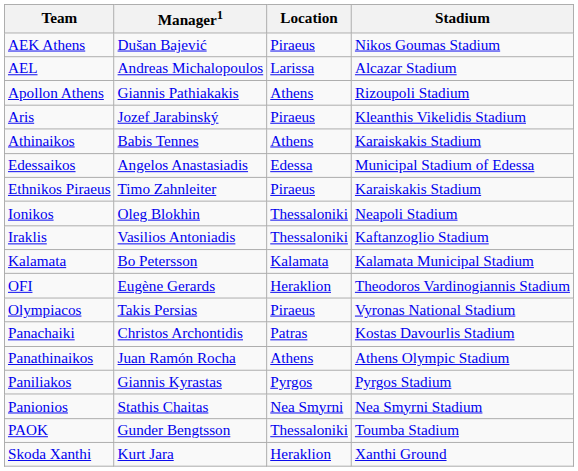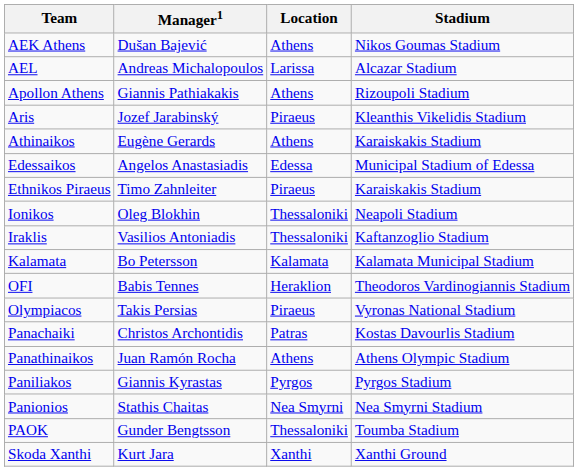(293, 44) Piraeus -> (292, 44) Athens
(158, 141) Babis Tennes -> (166, 141) Eugène Gerards
(166, 285) Eugène Gerards -> (158, 285) Babis Tennes
(301, 454) Heraklion -> (291, 454) Xanthi
